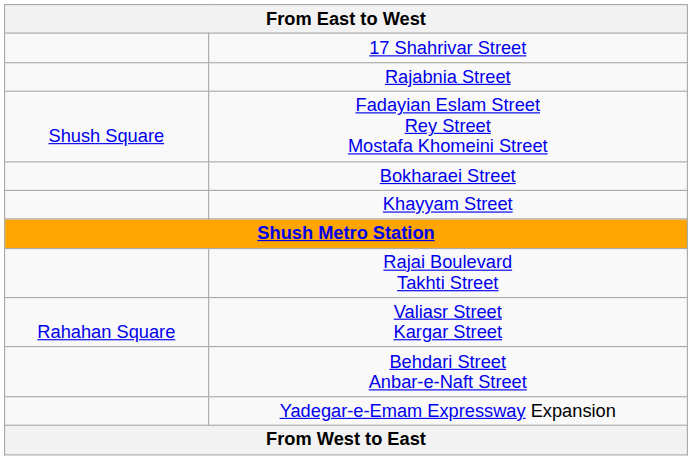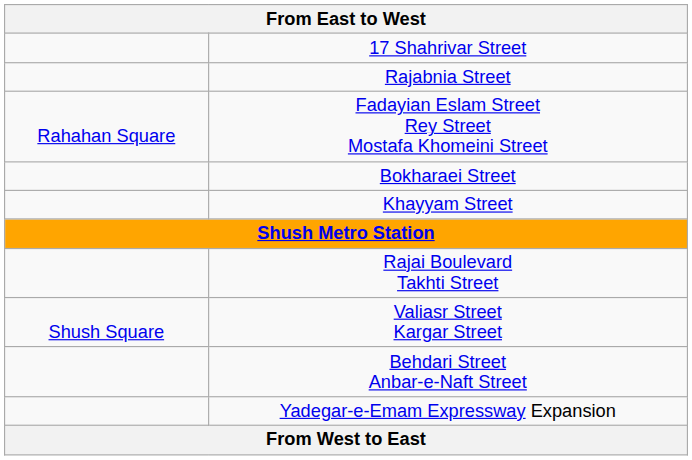(106, 136) Shush Square -> (106, 136) Rahahan Square
(106, 332) Rahahan Square -> (106, 332) Shush Square
